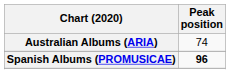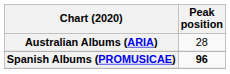(202, 42) 74 -> (202, 42) 28
